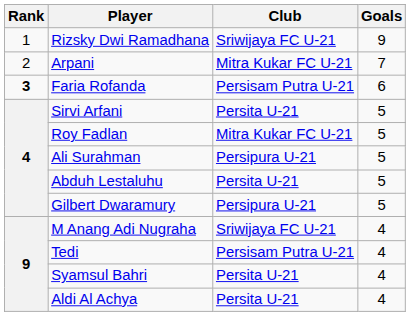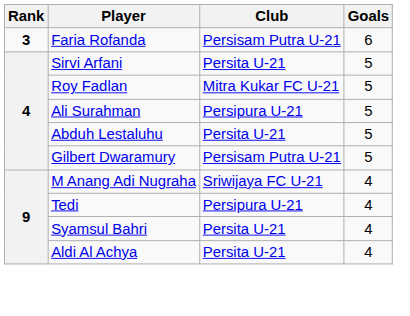- row: (130, 39)
- row: (73, 63)
(266, 205) Persipura U-21 -> (272, 157) Persisam Putra U-21
(285, 252) Persisam Putra U-21 -> (253, 205) Persipura U-21
